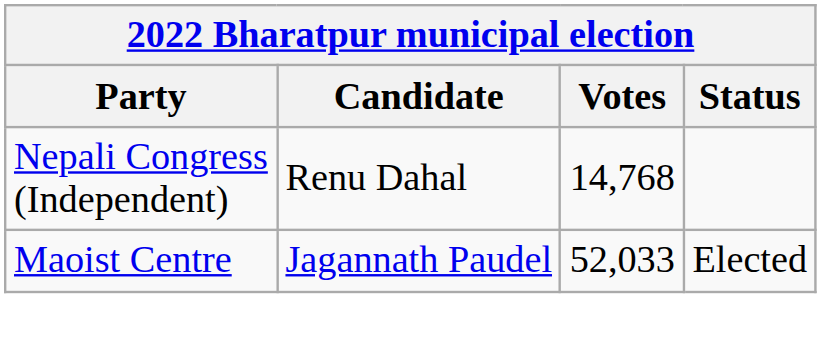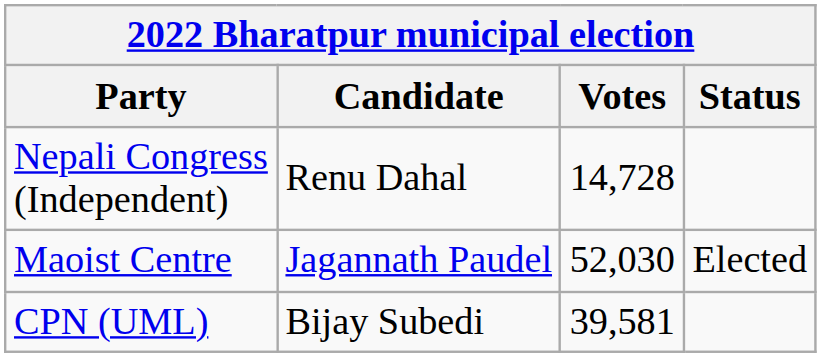(622, 177) 14,768 -> (622, 177) 14,728
(622, 259) 52,033 -> (622, 259) 52,030
+ row: (111, 320)
